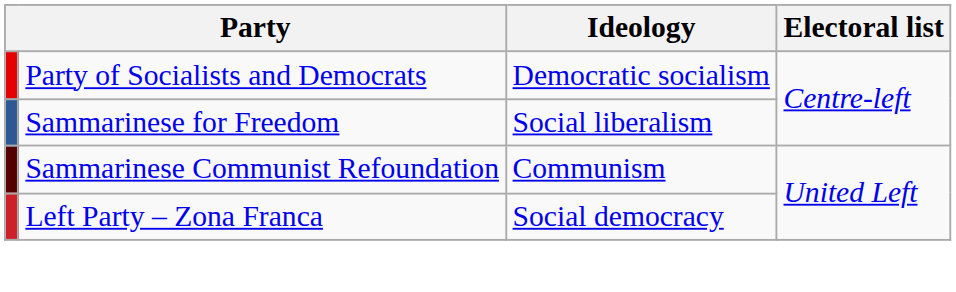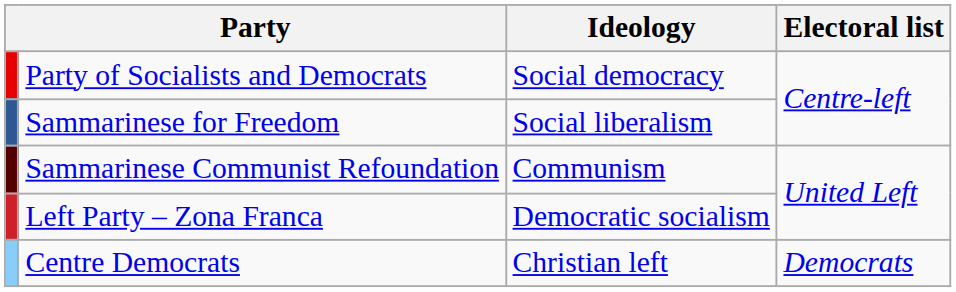(641, 74) Democratic socialism -> (618, 74) Social democracy
(618, 215) Social democracy -> (641, 215) Democratic socialism
+ row: (133, 262)
